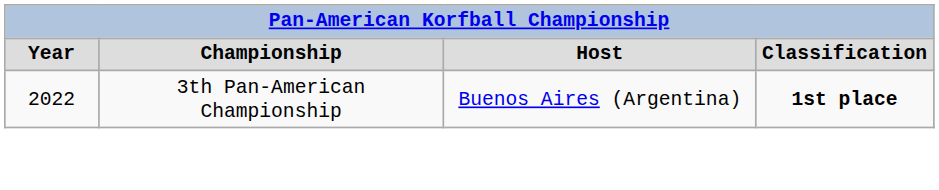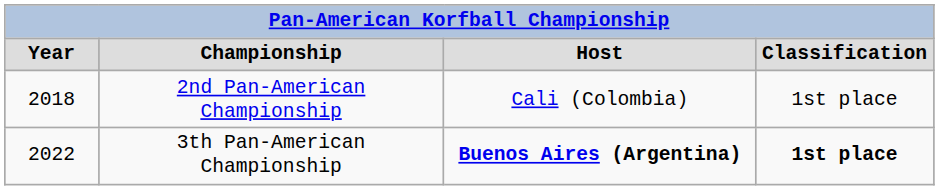+ row: (271, 99)
(600, 99) normal -> (600, 155) bold
